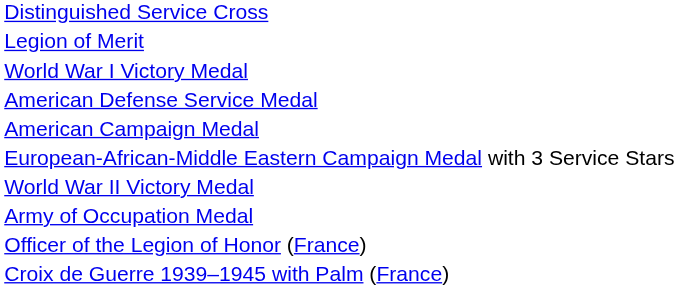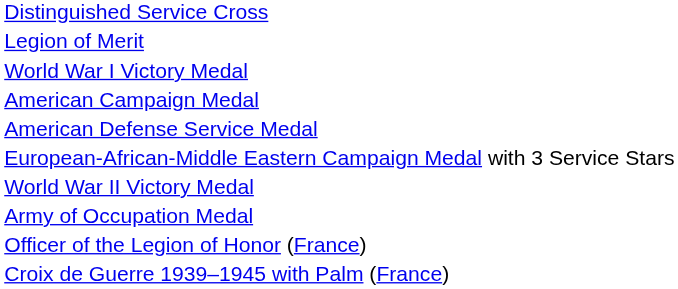rows swapped: (161, 99) <-> (132, 128)
